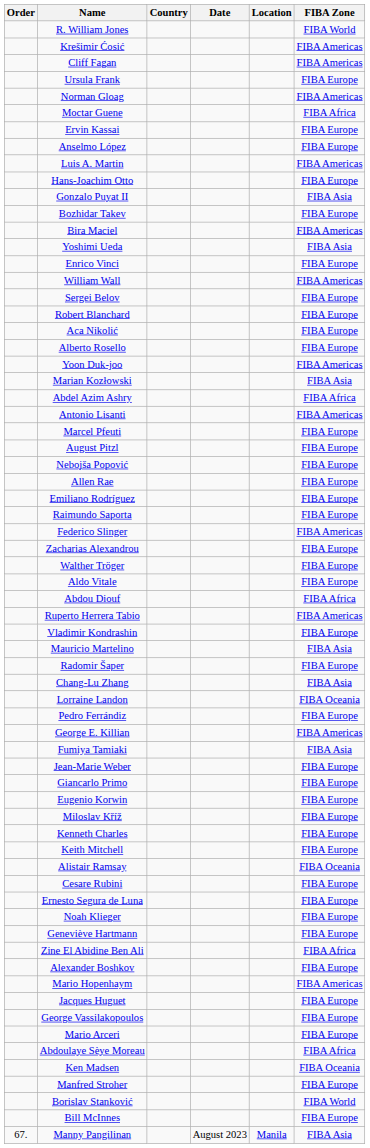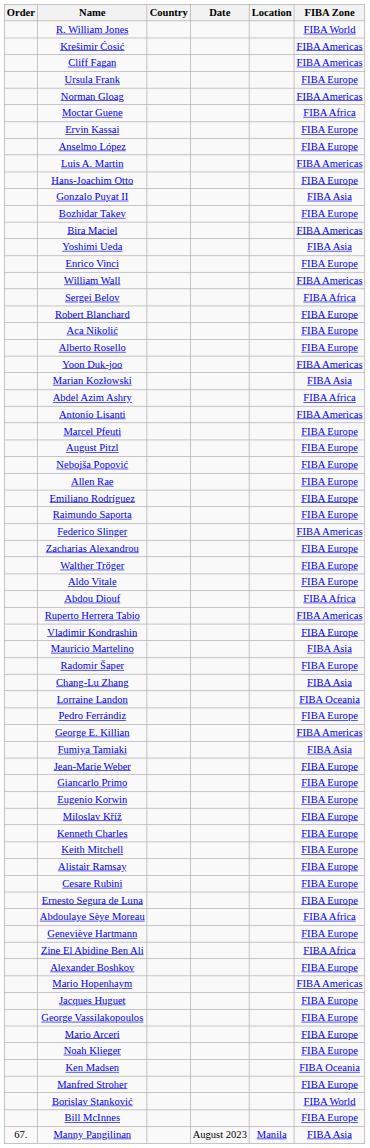(330, 297) FIBA Europe -> (330, 297) FIBA Africa
(330, 866) FIBA Oceania -> (330, 866) FIBA Europe
rows swapped: (92, 1051) <-> (92, 917)
